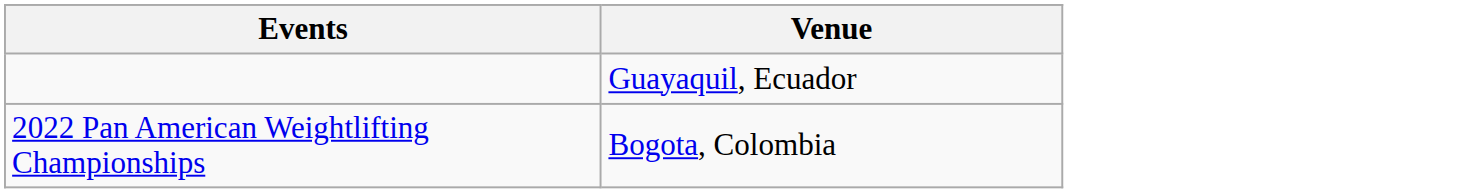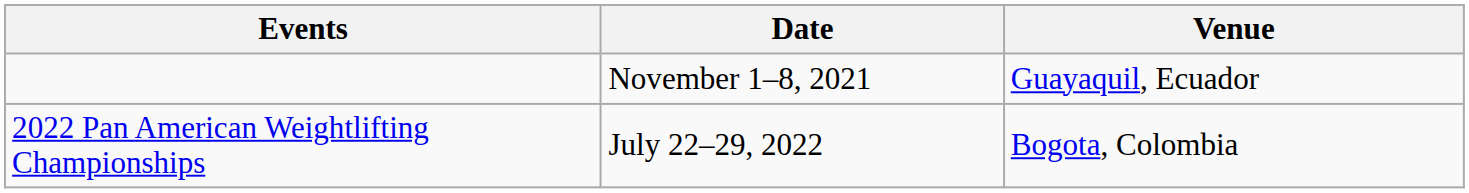+ column: (802, 29)
